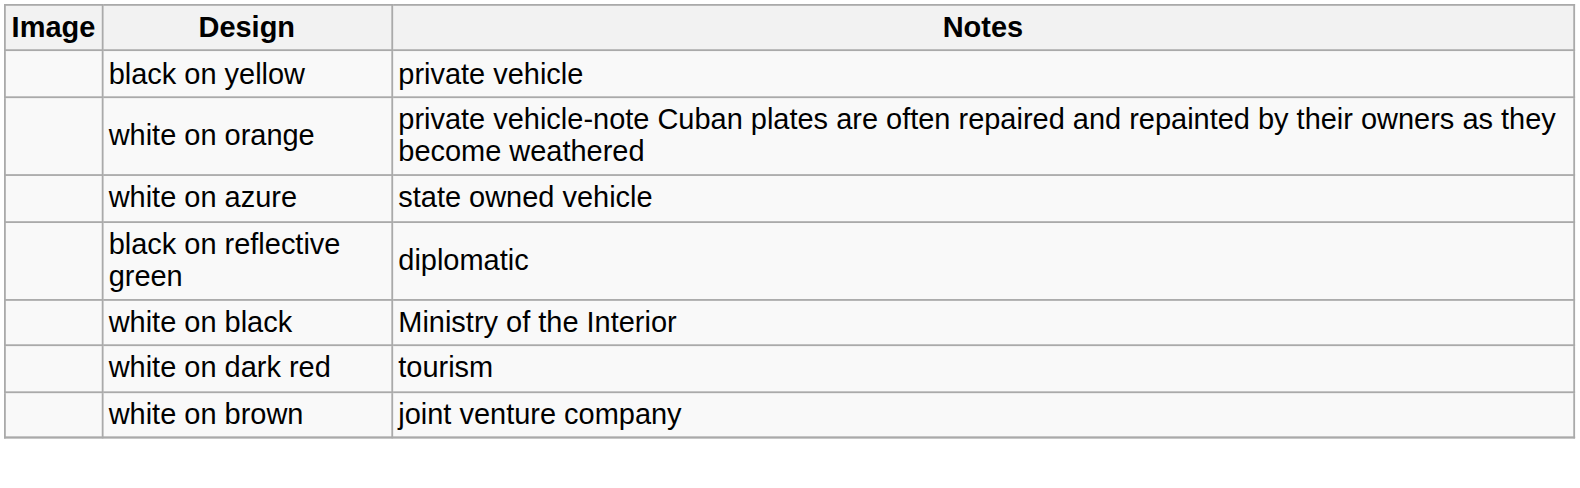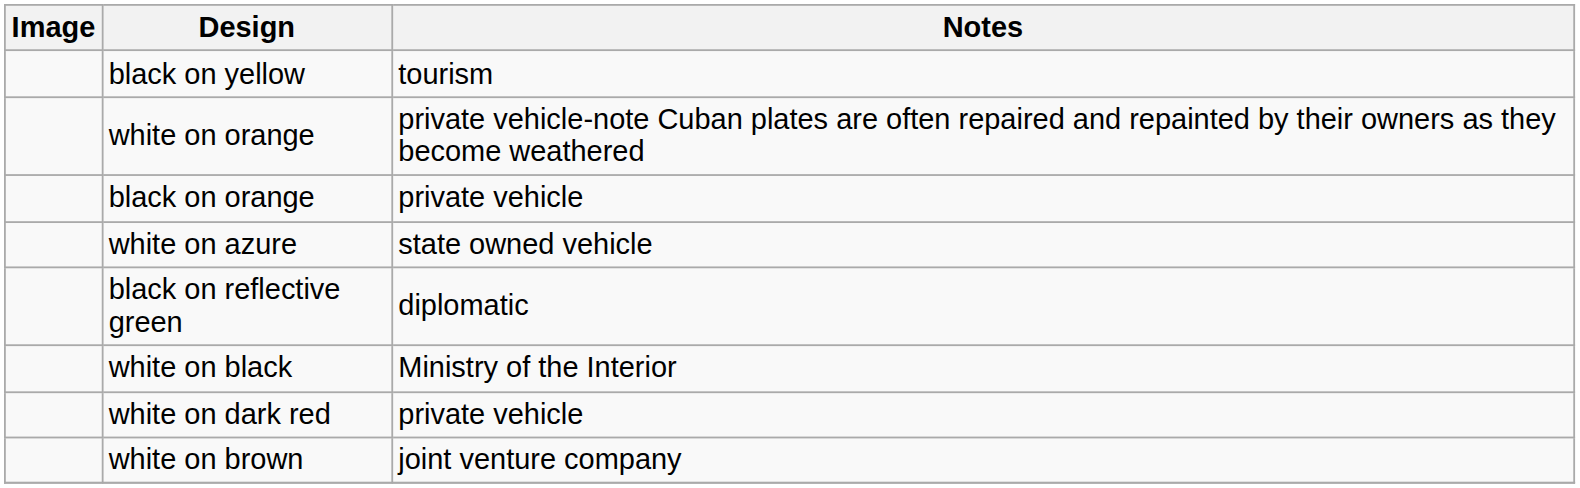(491, 73) private vehicle -> (446, 73) tourism
+ row: (212, 197)
(446, 368) tourism -> (491, 414) private vehicle
